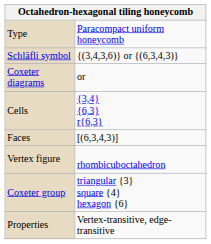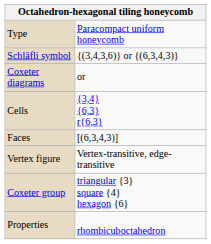(121, 165) rhombicuboctahedron -> (124, 159) Vertex-transitive, edge-transitive
(124, 225) Vertex-transitive, edge-transitive -> (121, 231) rhombicuboctahedron
